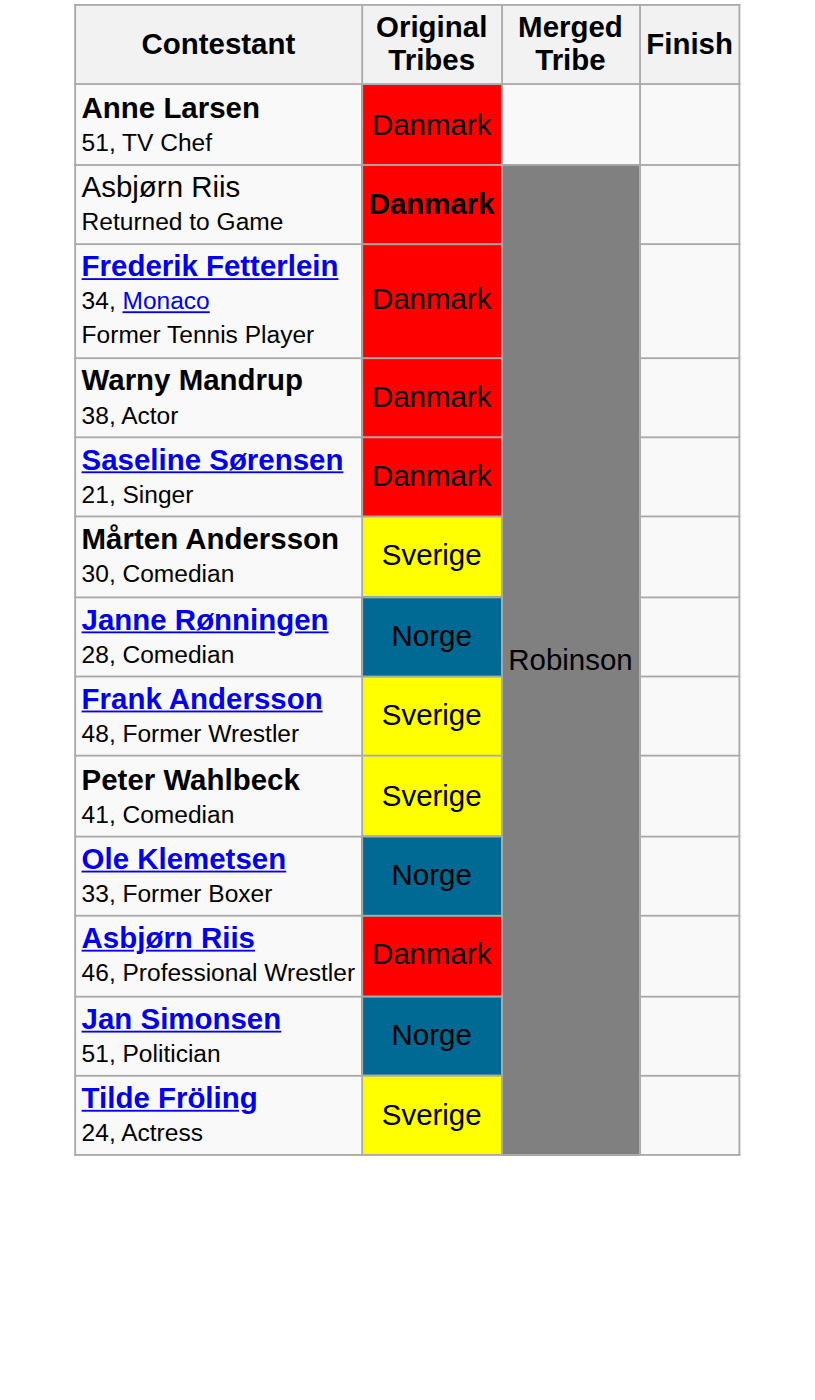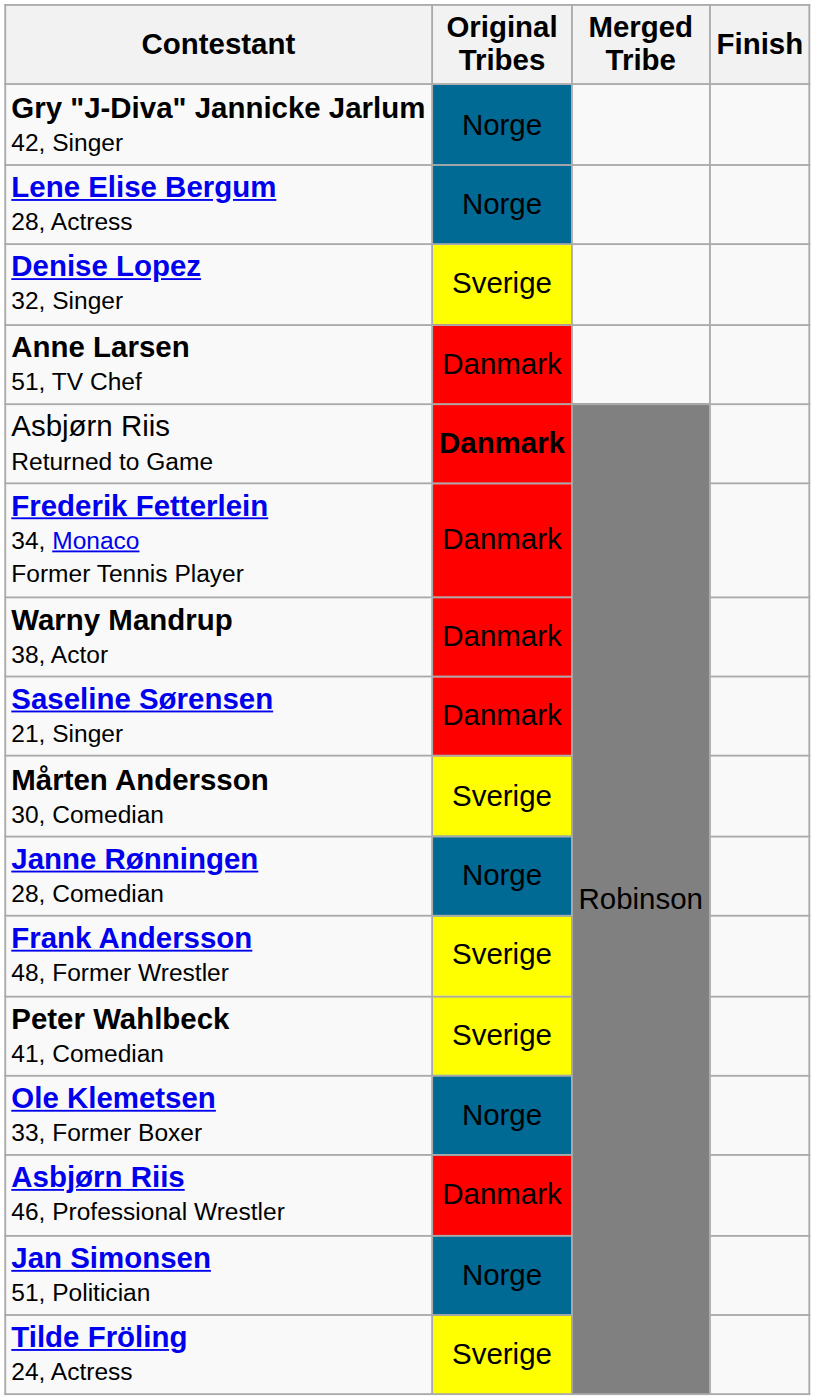+ row: (218, 124)
+ row: (144, 204)
+ row: (106, 283)
